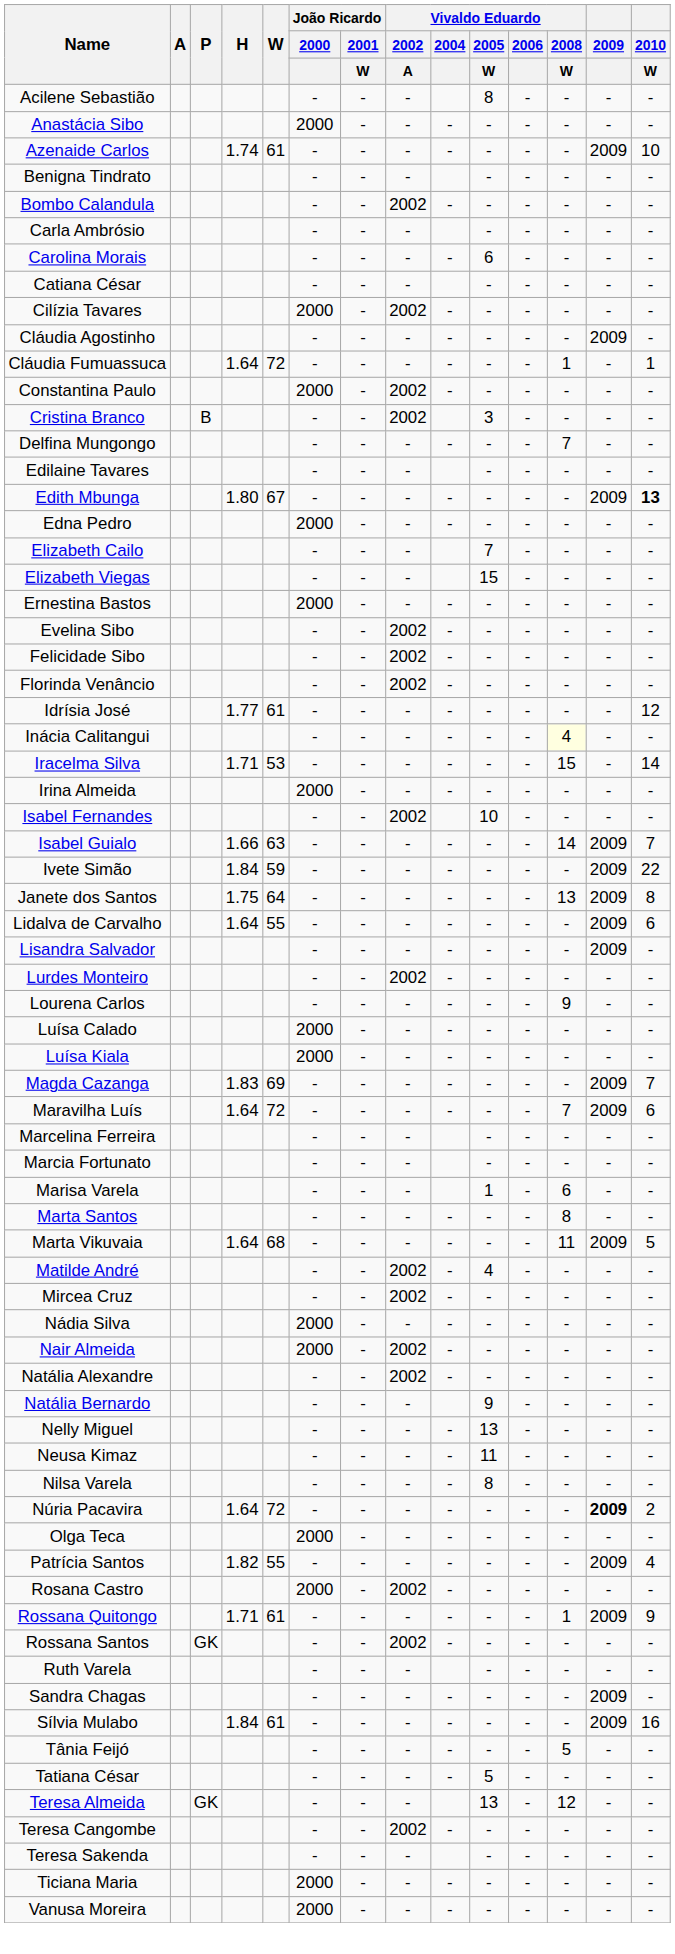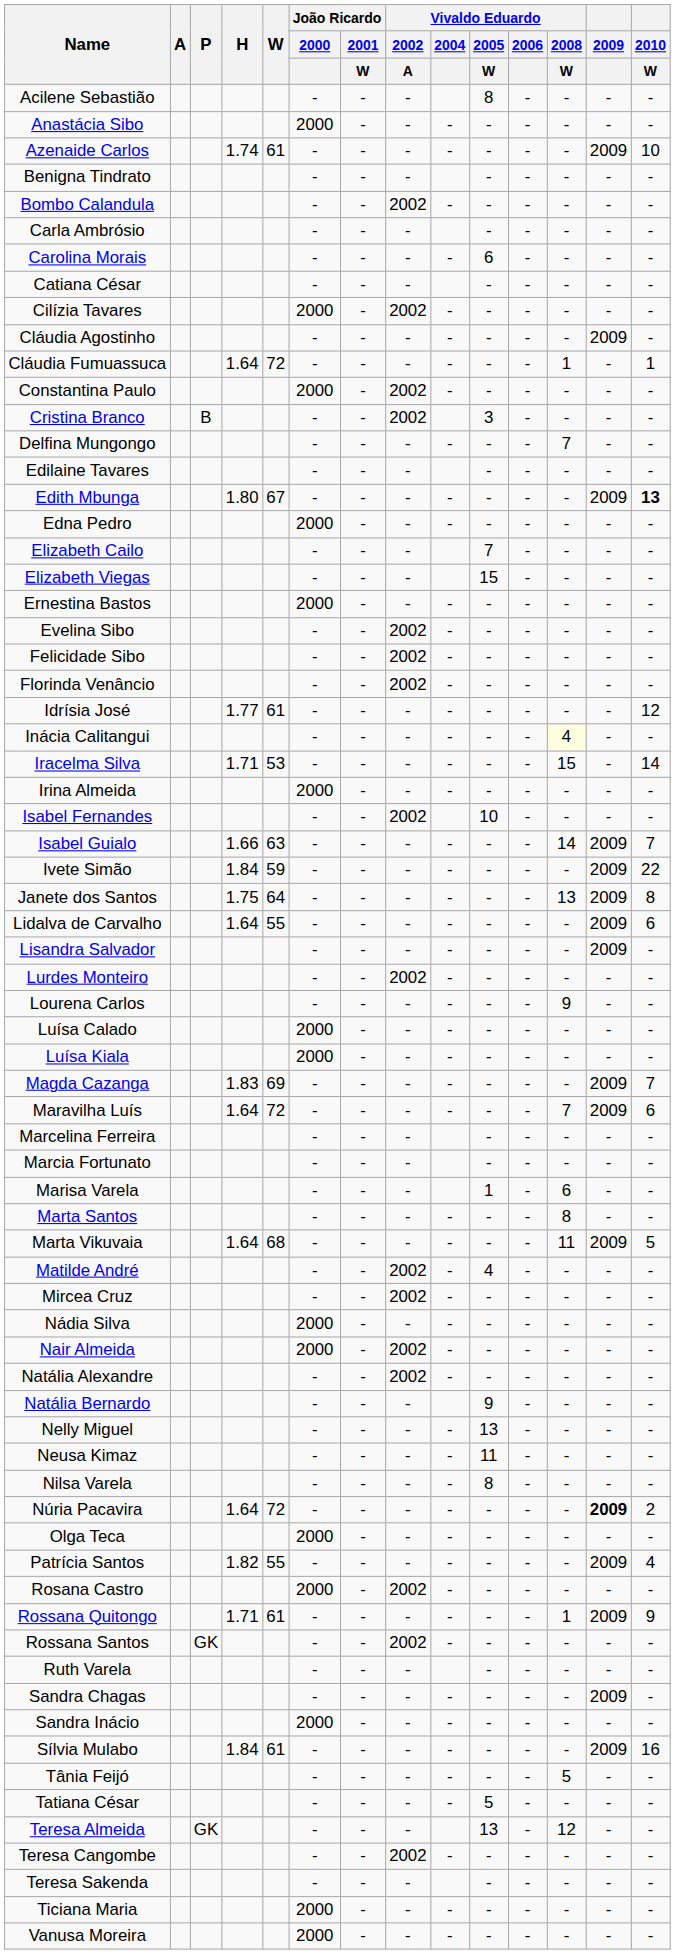+ row: (87, 1723)
